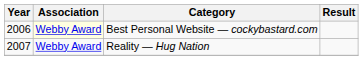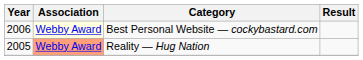(19, 47) 2007 -> (19, 47) 2005
(68, 47) no background -> (68, 47) lightsalmon background
